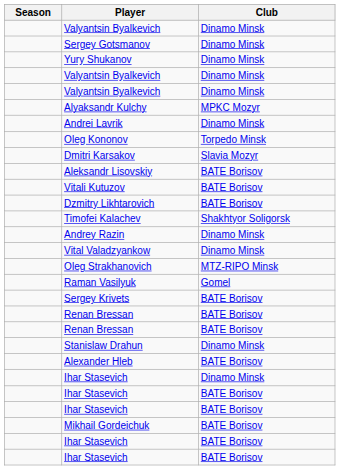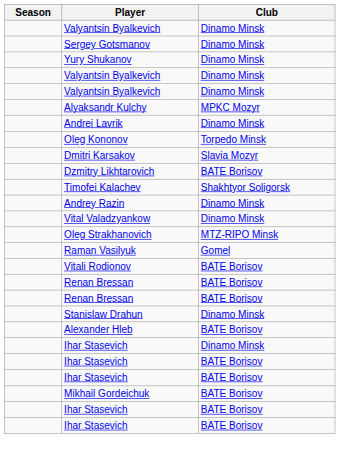- row: (108, 171)
- row: (94, 187)
+ row: (97, 267)
- row: (97, 298)
